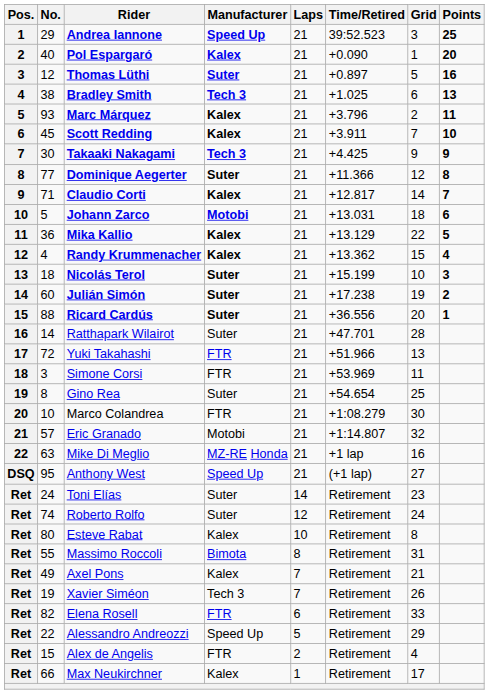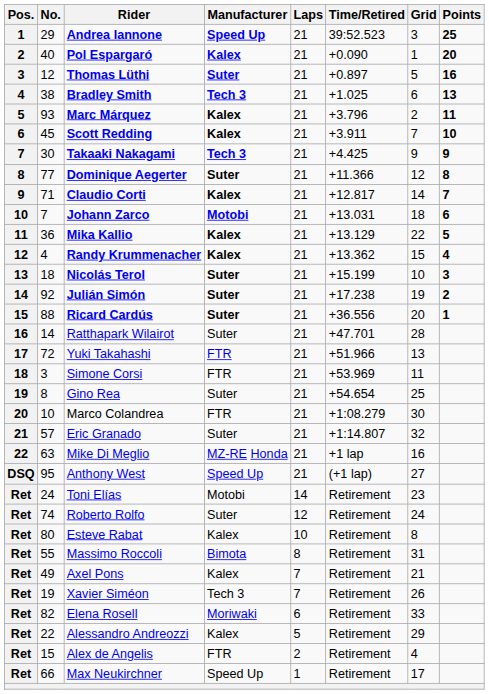(44, 214) 5 -> (44, 214) 7
(48, 294) 60 -> (48, 294) 92
(226, 434) Motobi -> (222, 434) Suter
(222, 494) Suter -> (226, 494) Motobi
(219, 614) FTR -> (232, 614) Moriwaki
(235, 634) Speed Up -> (223, 634) Kalex
(223, 674) Kalex -> (235, 674) Speed Up
